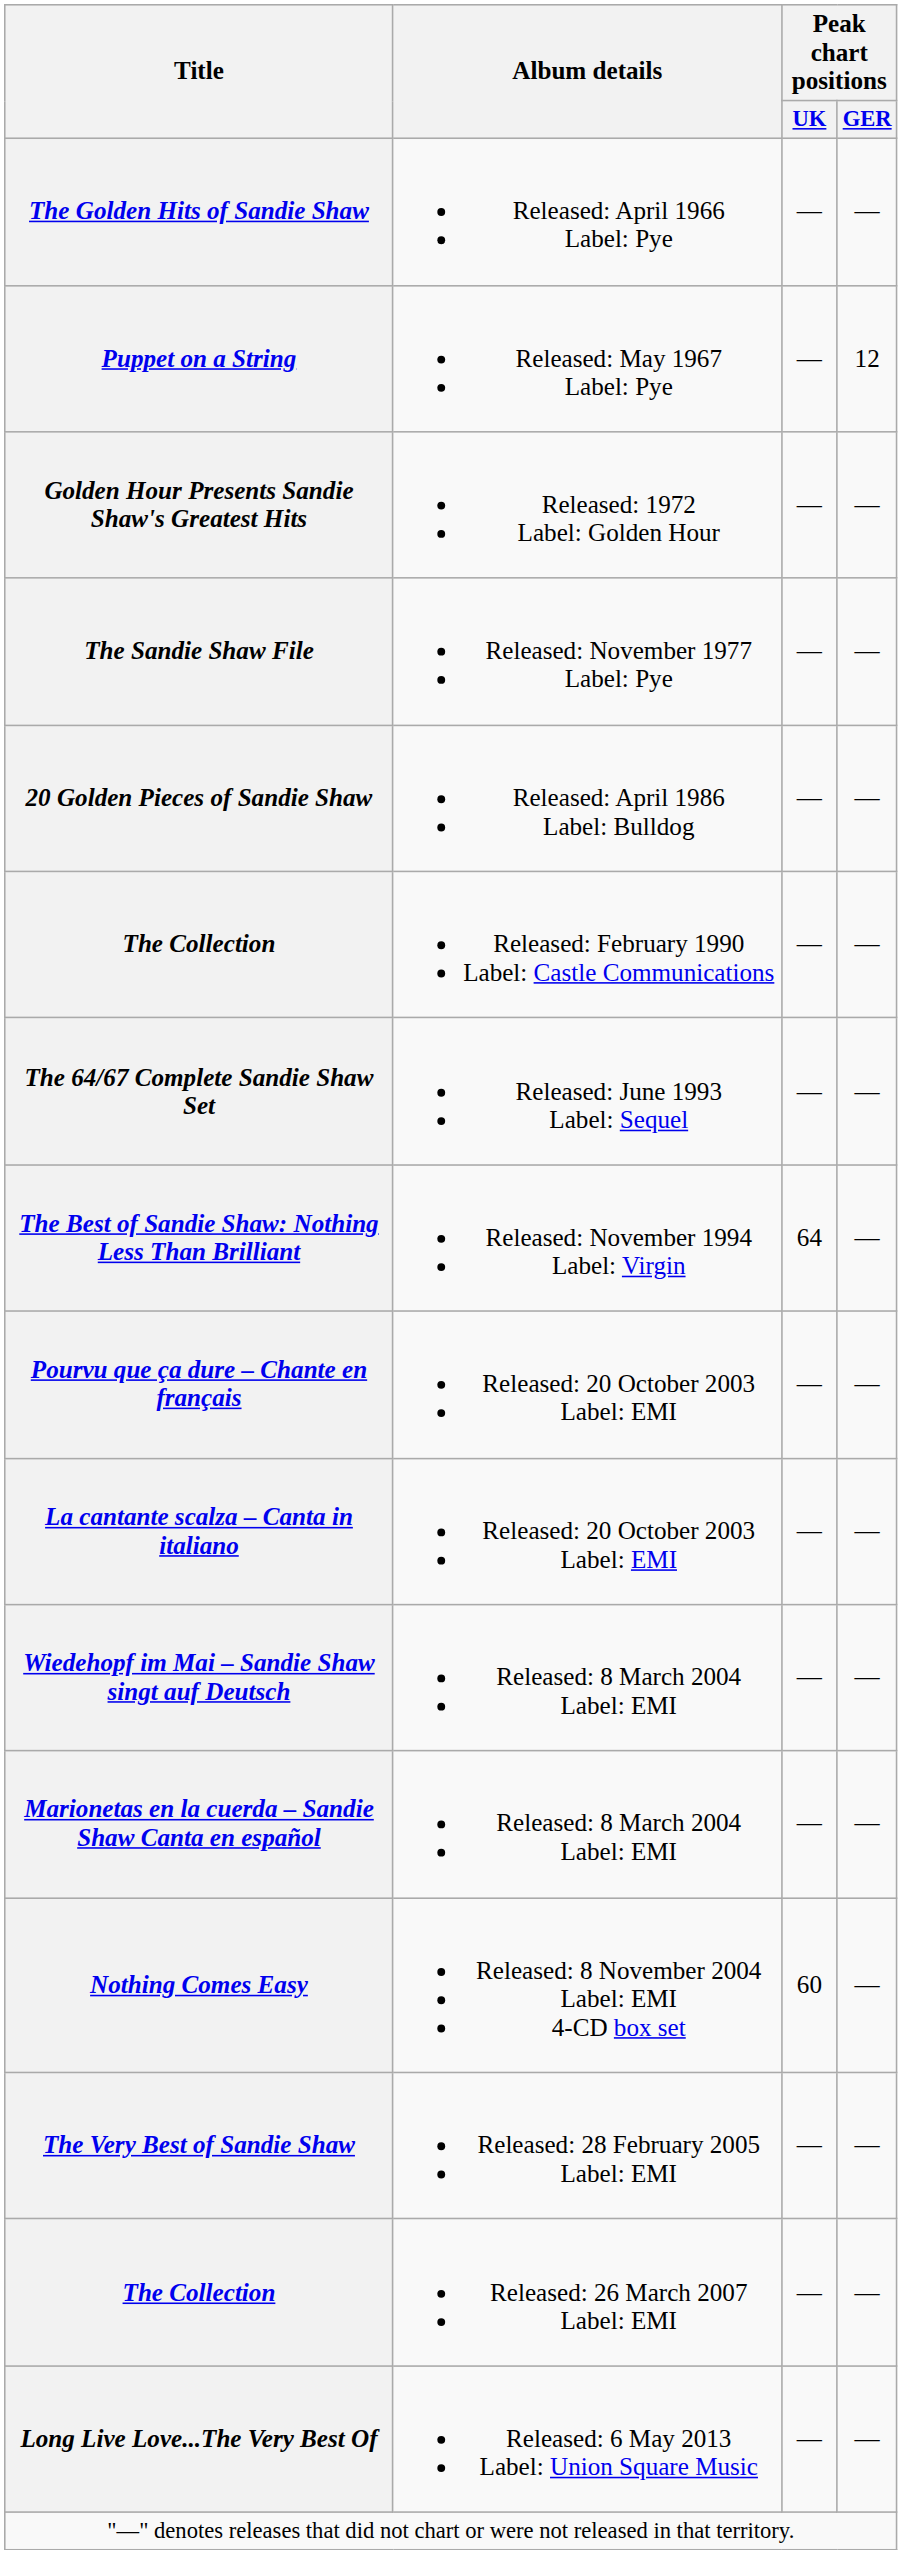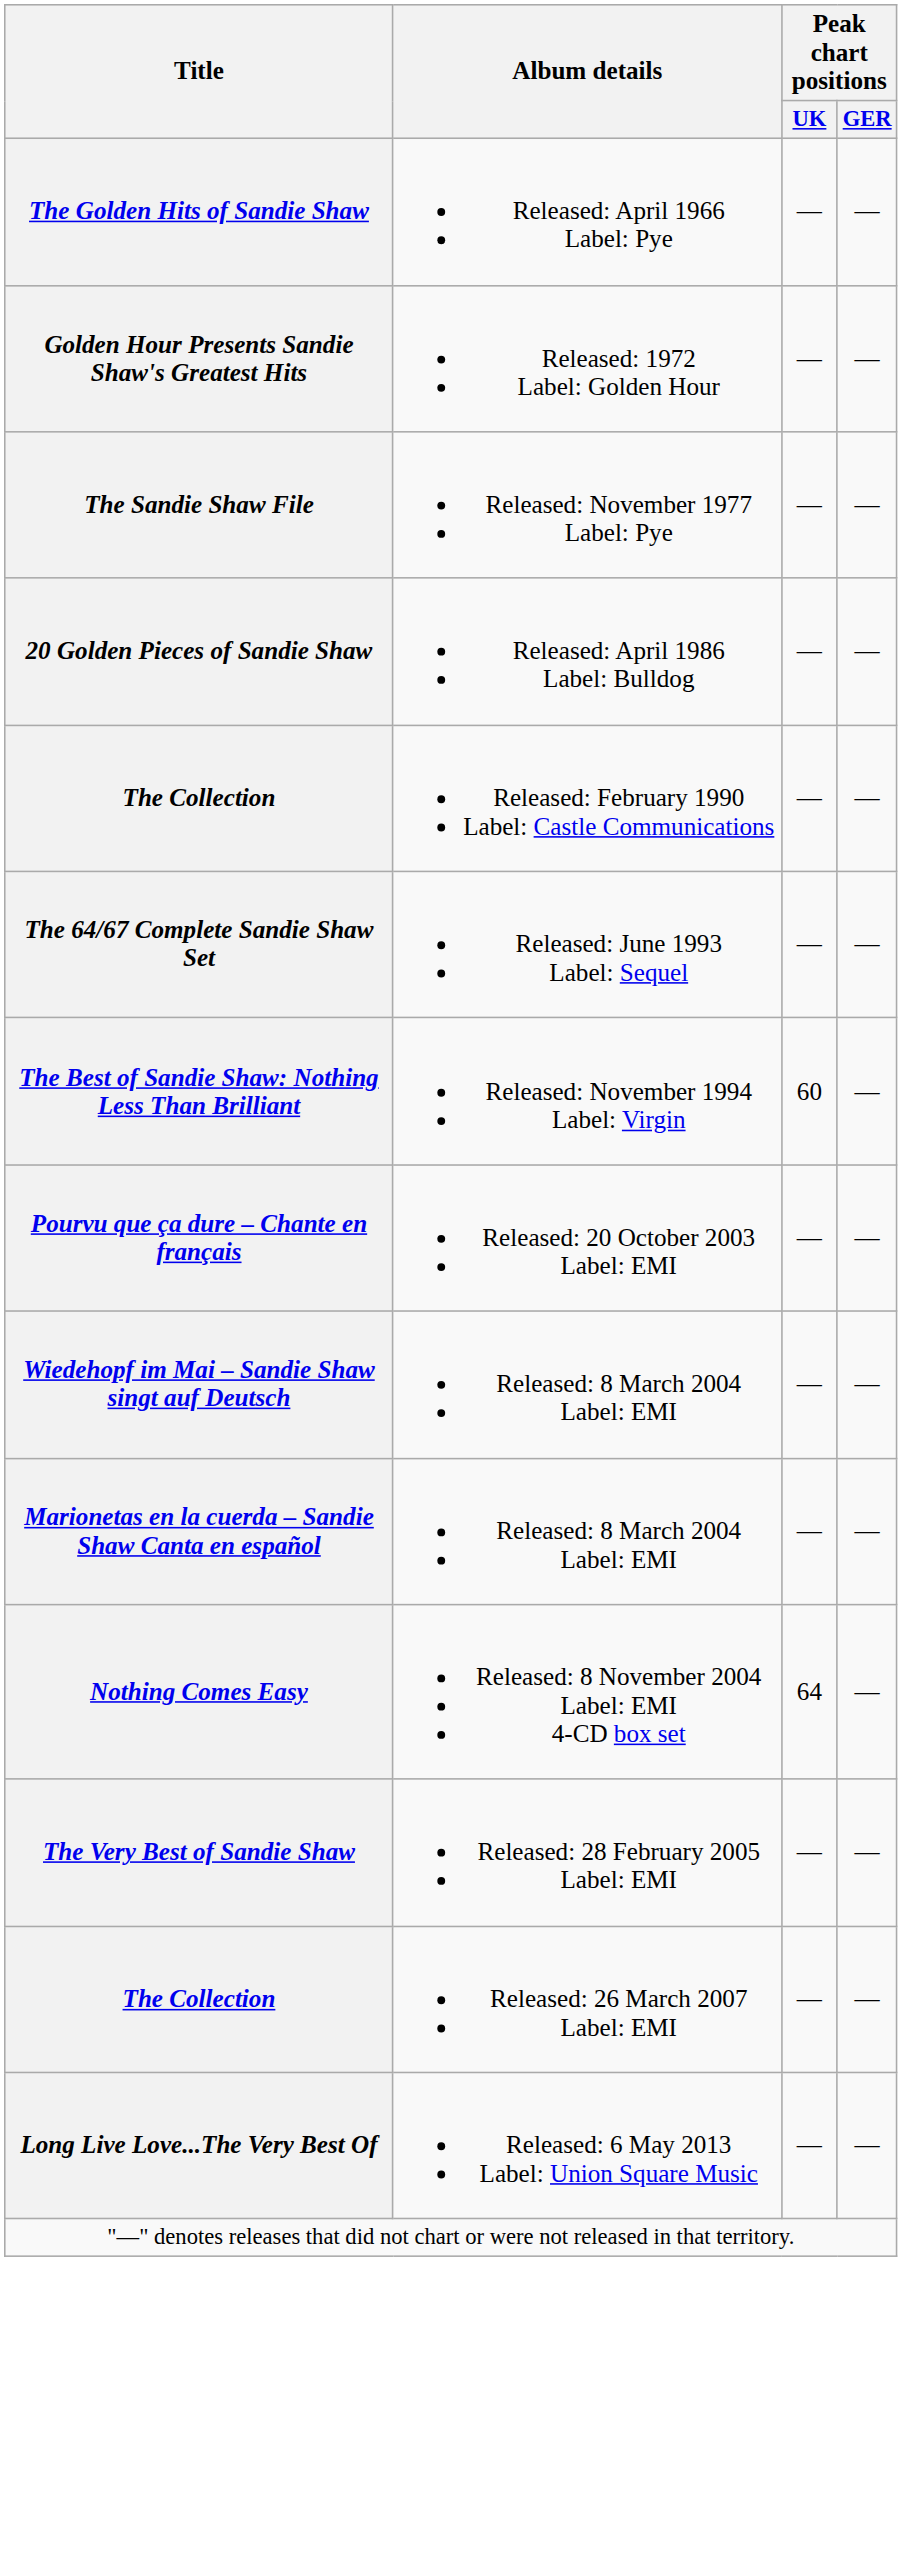- row: (199, 358)
(809, 1237) 64 -> (809, 1091) 60
- row: (199, 1530)
(809, 1984) 60 -> (809, 1691) 64
